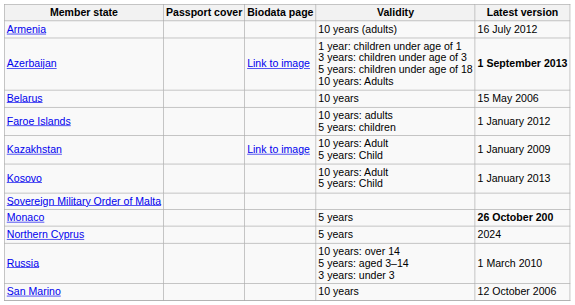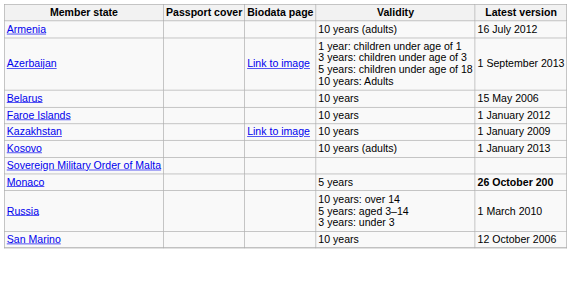(522, 64) bold -> (521, 64) normal
(357, 121) 10 years: adults 5 years: children -> (339, 115) 10 years
(353, 150) 10 years: Adult 5 years: Child -> (339, 132) 10 years
(353, 178) 10 years: Adult 5 years: Child -> (358, 148) 10 years (adults)
- row: (45, 234)
